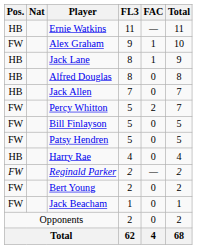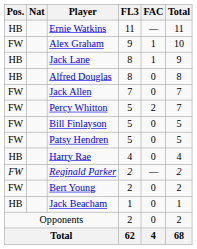(15, 92) HB -> (15, 92) FW
(15, 204) FW -> (15, 204) HB
